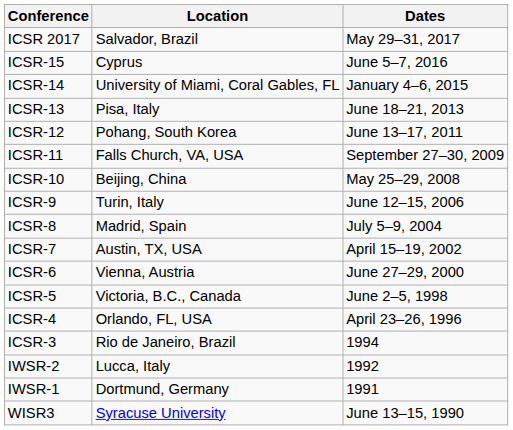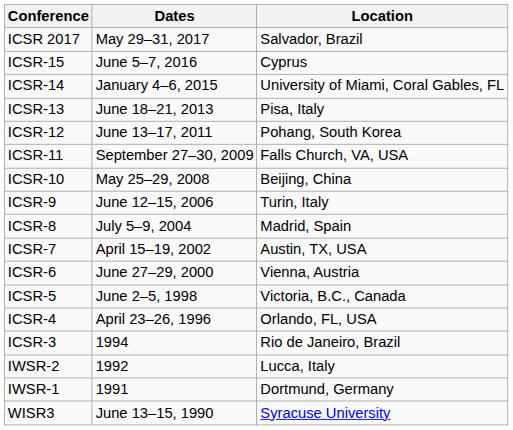columns swapped: (218, 16) <-> (425, 16)
